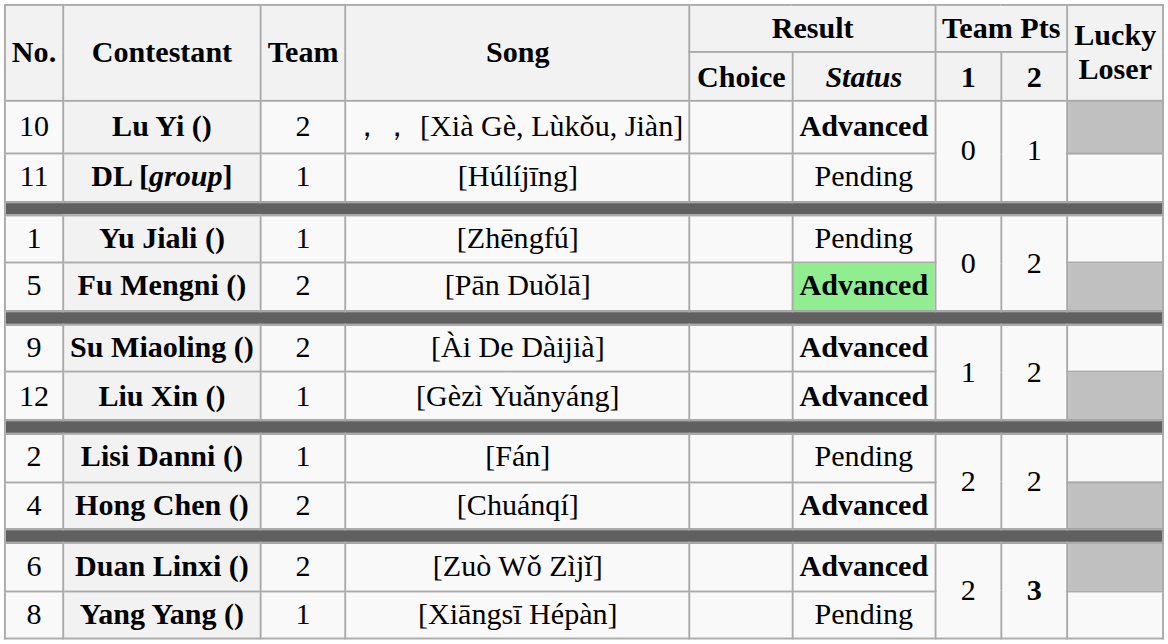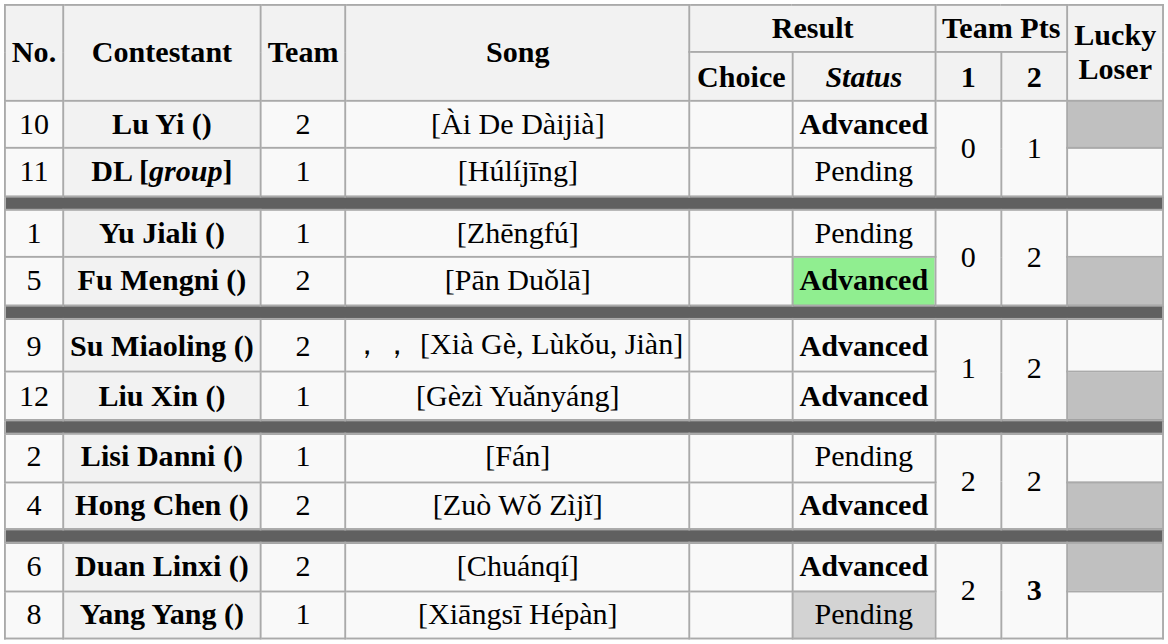(518, 125) ，， [Xià Gè, Lùkǒu, Jiàn] -> (518, 123) [Ài De Dàijià]
(518, 347) [Ài De Dàijià] -> (518, 344) ，， [Xià Gè, Lùkǒu, Jiàn]
(518, 504) [Chuánqí] -> (518, 504) [Zuò Wǒ Zìjǐ]
(518, 566) [Zuò Wǒ Zìjǐ] -> (518, 566) [Chuánqí]
(864, 614) no background -> (864, 614) lightgrey background
